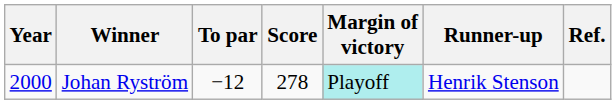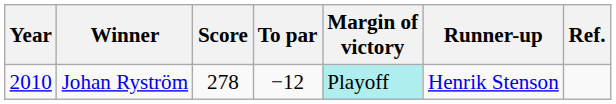columns swapped: (292, 34) <-> (228, 34)
(31, 81) 2000 -> (31, 81) 2010
